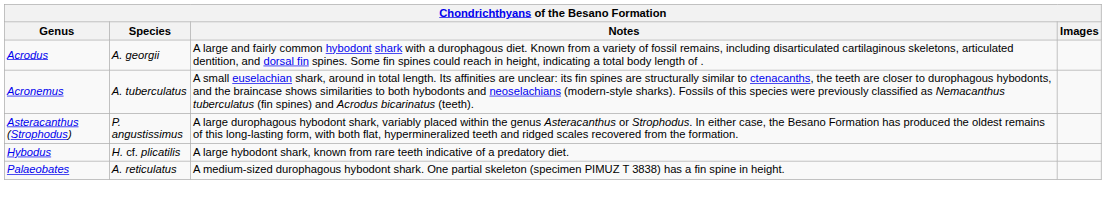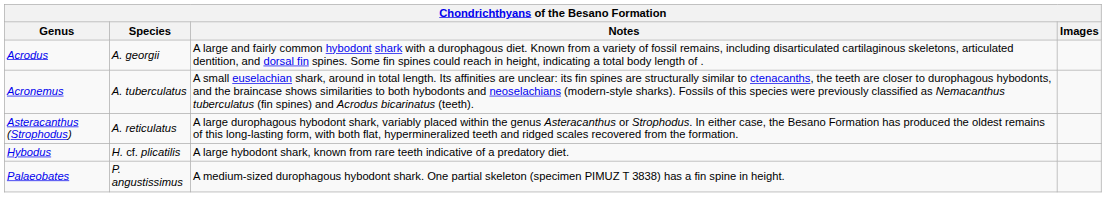(147, 128) P. angustissimus -> (144, 128) A. reticulatus
(144, 170) A. reticulatus -> (147, 176) P. angustissimus
